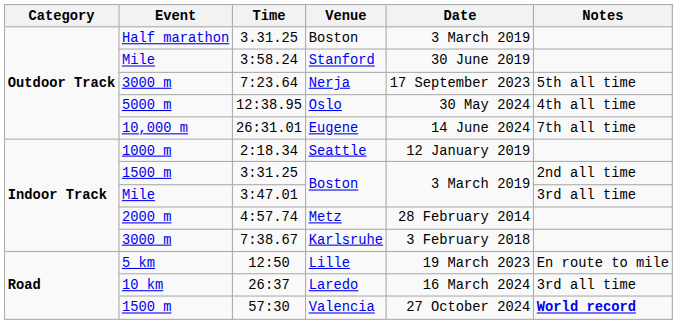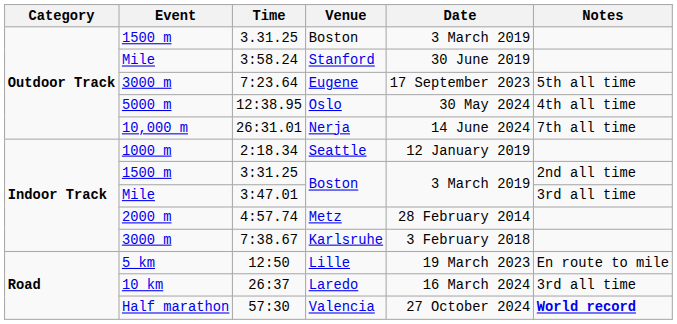(176, 38) Half marathon -> (147, 38) 1500 m
(329, 83) Nerja -> (333, 83) Eugene
(333, 128) Eugene -> (329, 128) Nerja
(147, 308) 1500 m -> (176, 308) Half marathon
